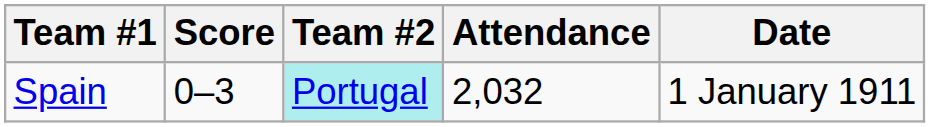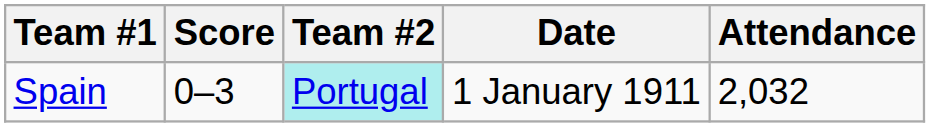columns swapped: (792, 33) <-> (551, 33)
